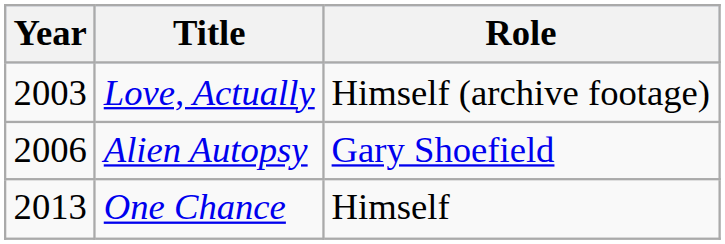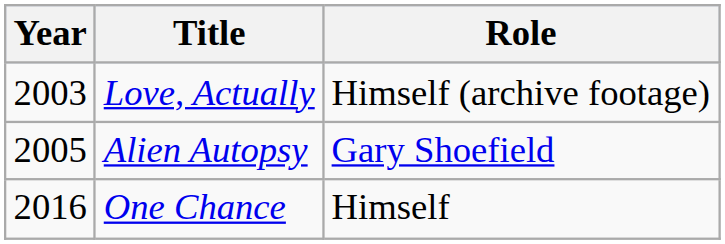(50, 149) 2006 -> (50, 149) 2005
(50, 207) 2013 -> (50, 207) 2016
